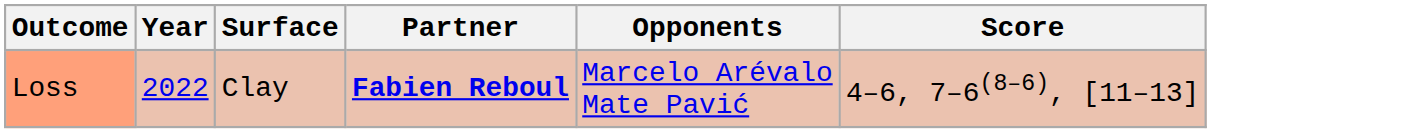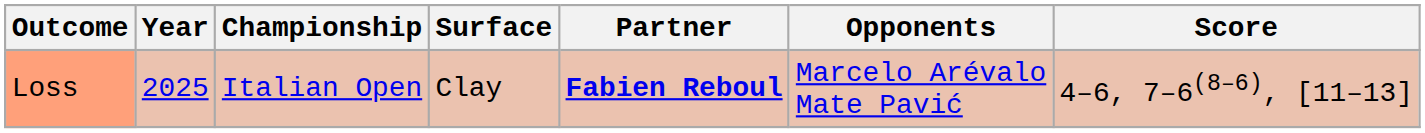+ column: (322, 28)
(175, 89) 2022 -> (175, 89) 2025
